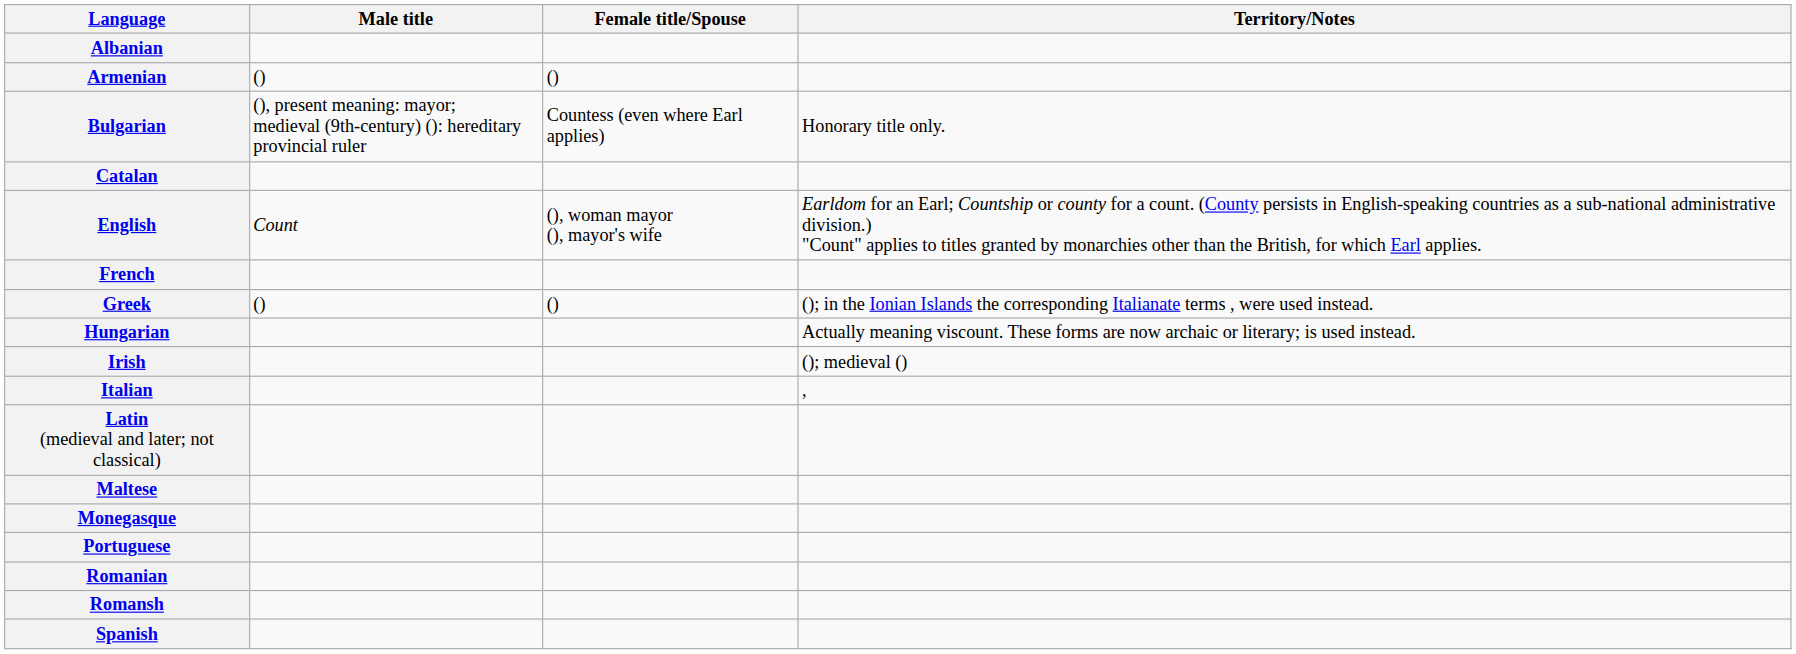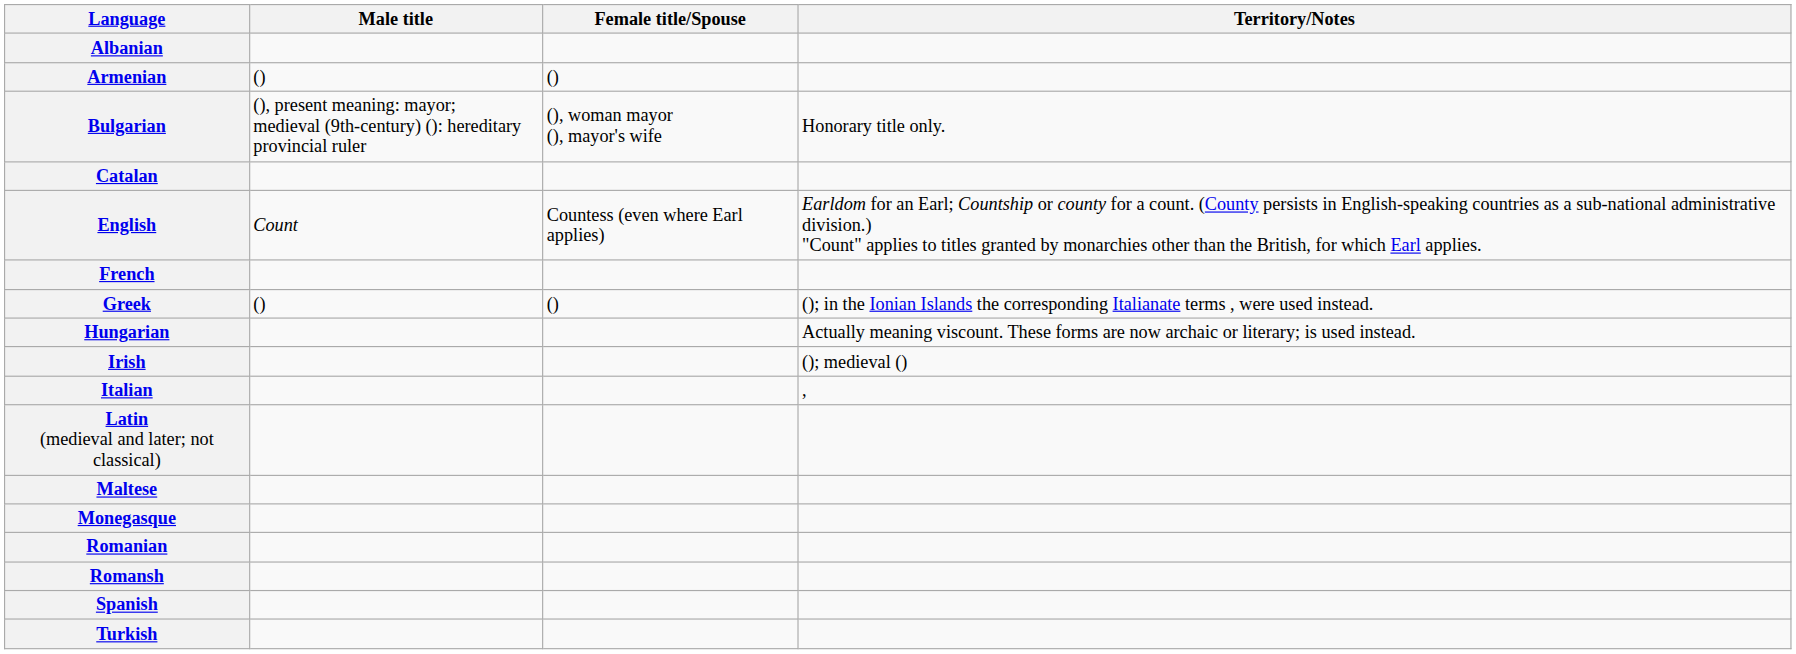(645, 126) Countess (even where Earl applies) -> (610, 126) (), woman mayor (), mayor's wife
(610, 225) (), woman mayor (), mayor's wife -> (645, 225) Countess (even where Earl applies)
- row: (127, 547)
+ row: (127, 633)
